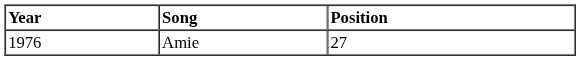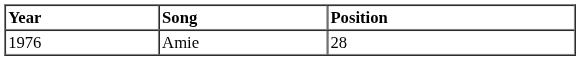(339, 42) 27 -> (339, 42) 28
